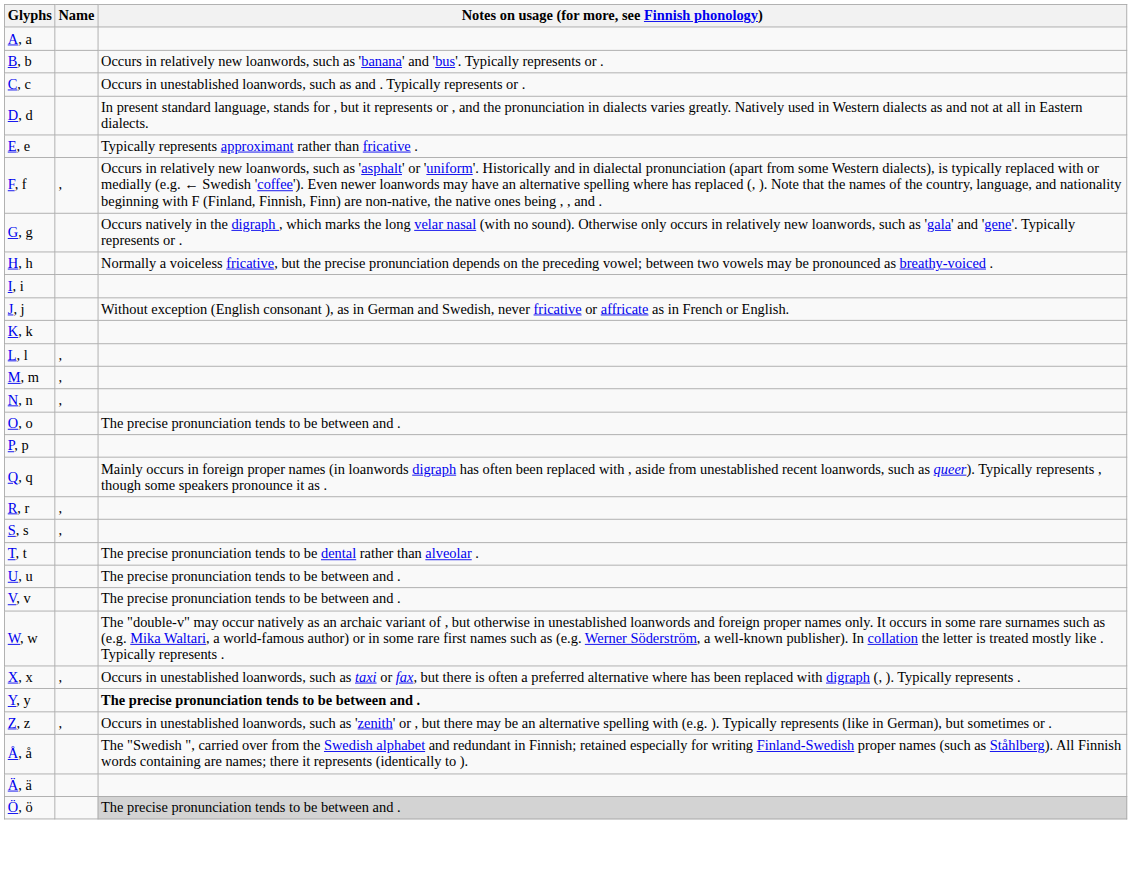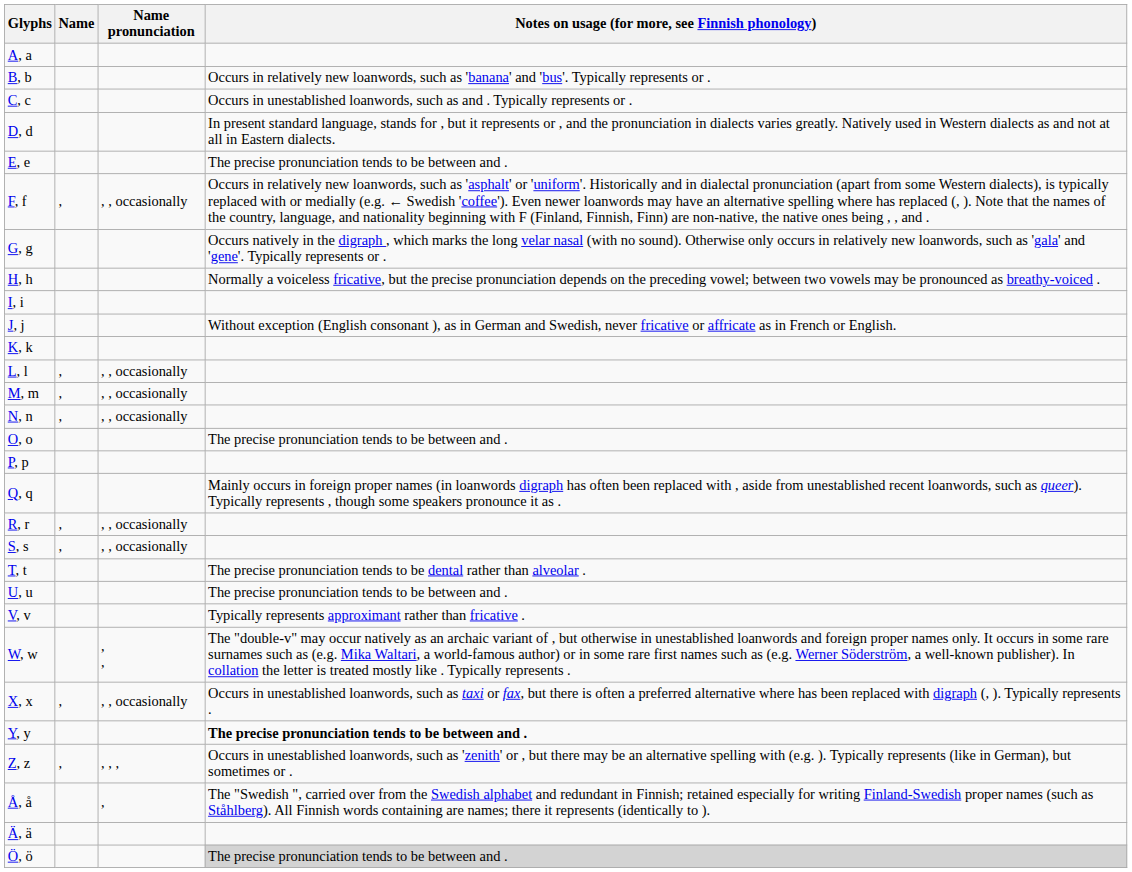+ column: (151, 24)
(260, 146) Typically represents approximant rather than fricative . -> (358, 162) The precise pronunciation tends to be between and .
(251, 599) The precise pronunciation tends to be between and . -> (367, 615) Typically represents approximant rather than fricative .
